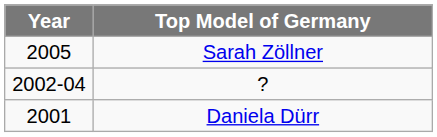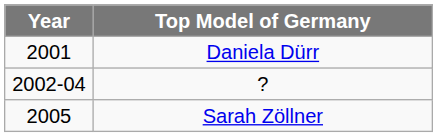rows swapped: (263, 116) <-> (263, 52)
